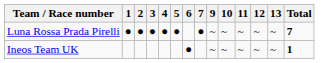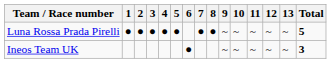+ column: (213, 13)
(290, 31) 7 -> (302, 31) 5
(290, 49) 1 -> (302, 49) 3
